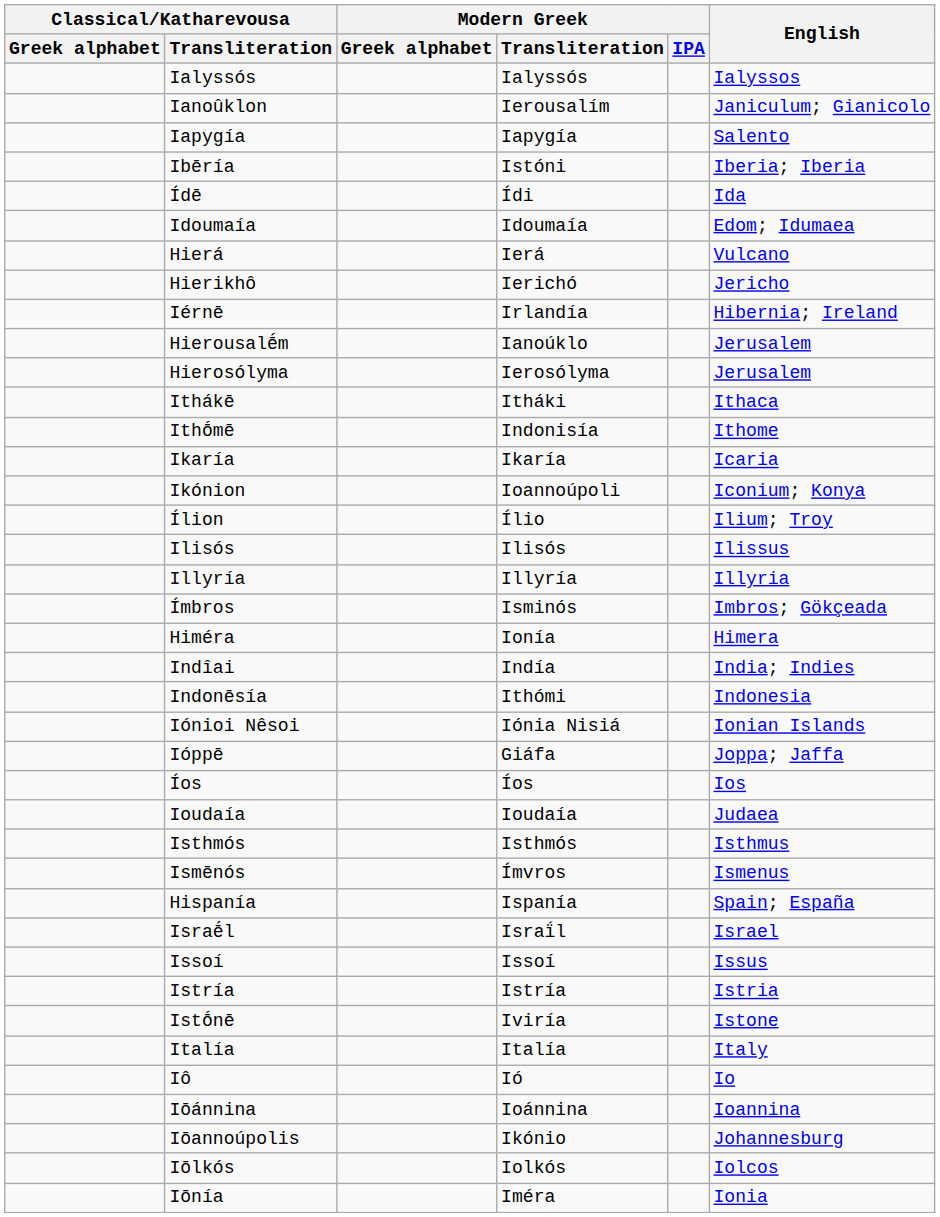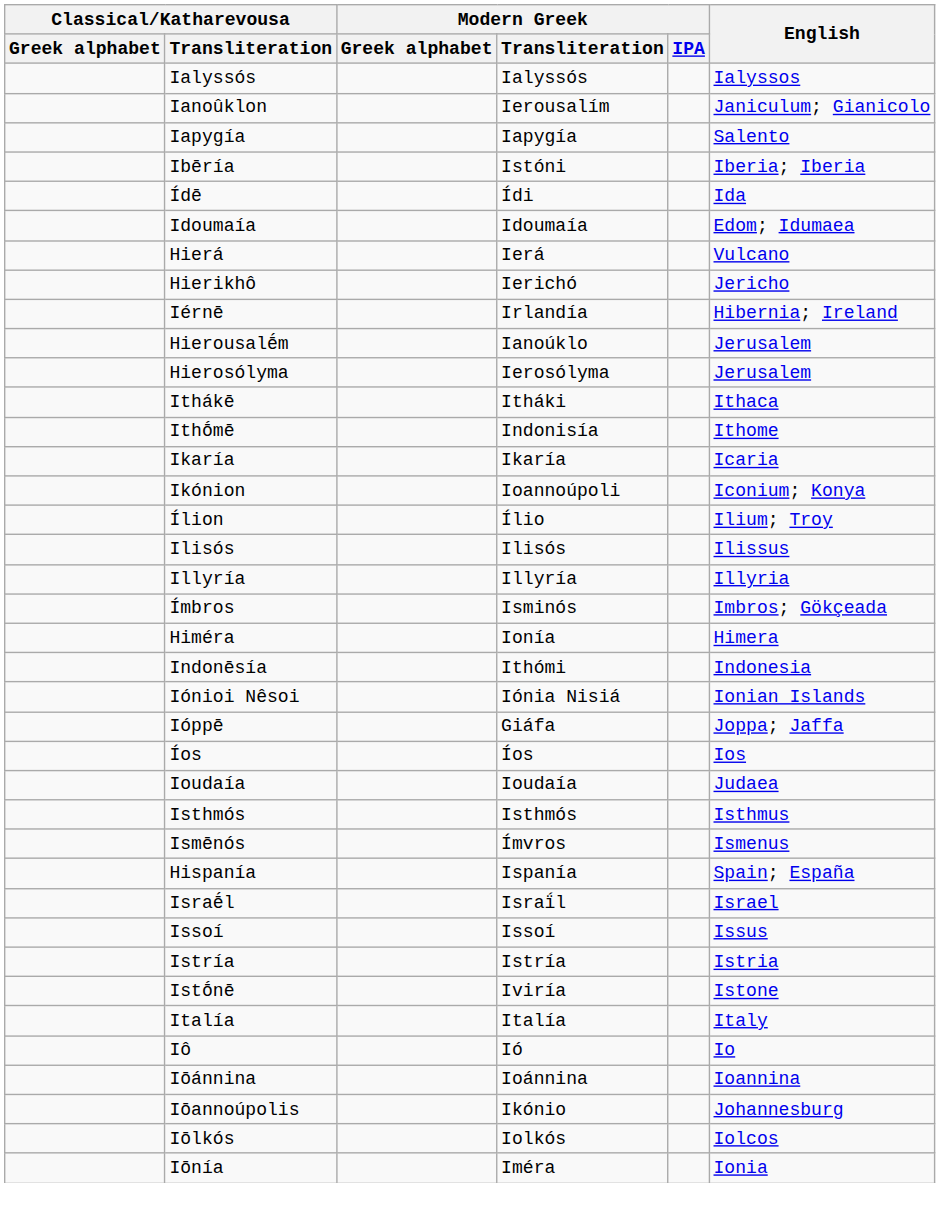- row: (202, 667)
